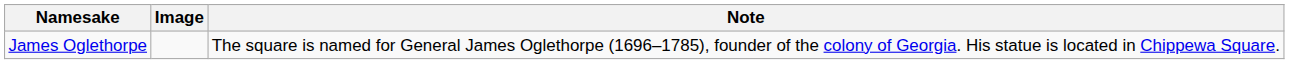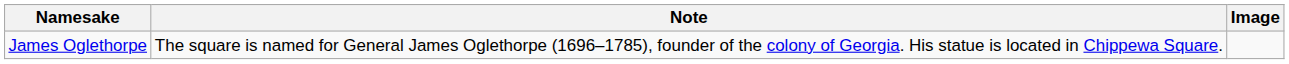columns swapped: (179, 17) <-> (746, 17)
